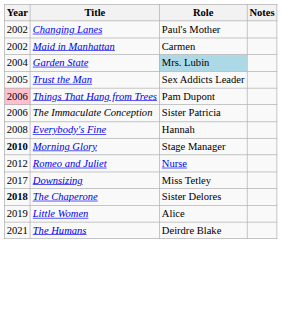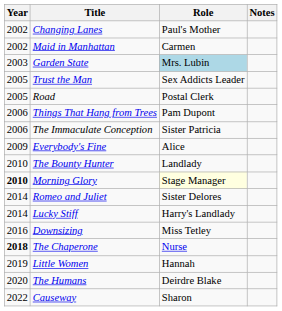(17, 63) 2004 -> (17, 63) 2003
+ row: (44, 96)
(17, 96) pink background -> (17, 113) no background
(17, 130) 2008 -> (17, 146) 2009
(178, 130) Hannah -> (173, 146) Alice
+ row: (73, 163)
(194, 146) no background -> (194, 180) lightyellow background
(17, 163) 2012 -> (17, 197) 2014
(174, 163) Nurse -> (192, 197) Sister Delores
+ row: (55, 213)
(17, 180) 2017 -> (17, 230) 2016
(192, 197) Sister Delores -> (174, 247) Nurse
(173, 213) Alice -> (178, 264) Hannah
(17, 230) 2021 -> (17, 280) 2020
+ row: (54, 297)
